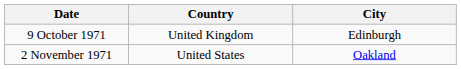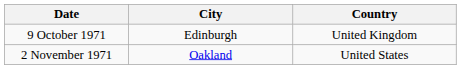columns swapped: (374, 14) <-> (211, 14)
